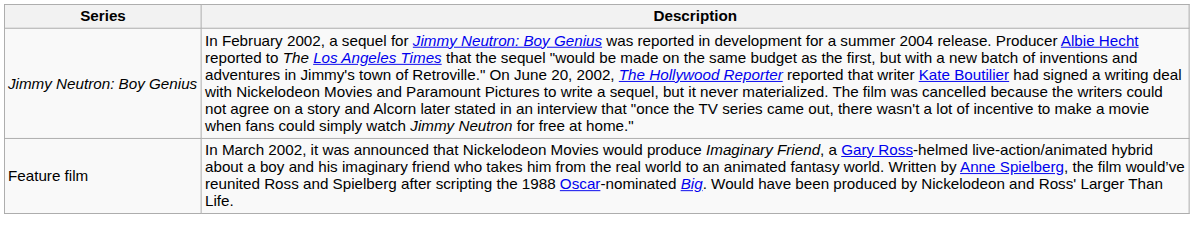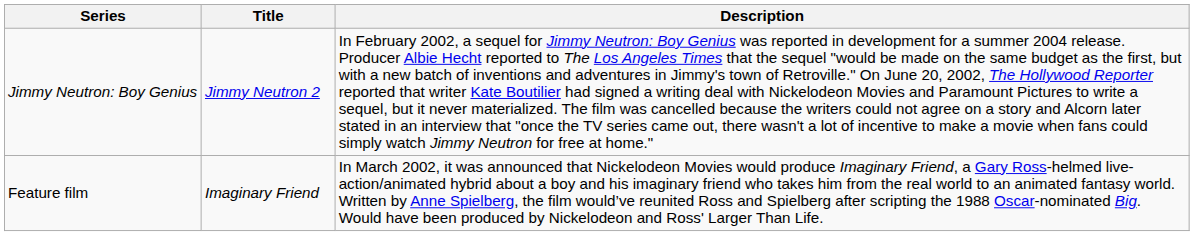+ column: (268, 16)
